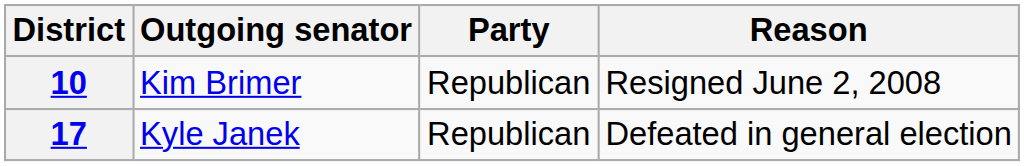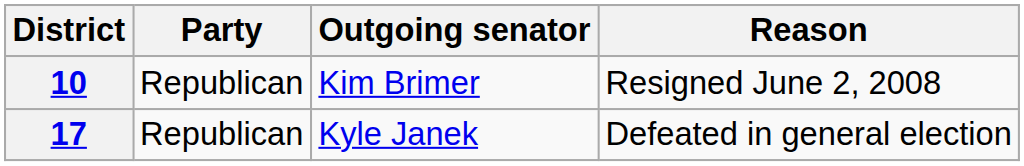columns swapped: (276, 30) <-> (509, 30)
